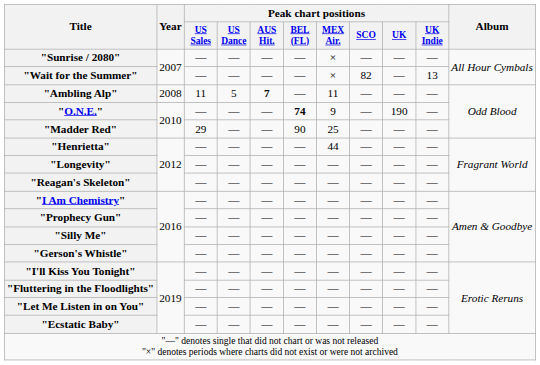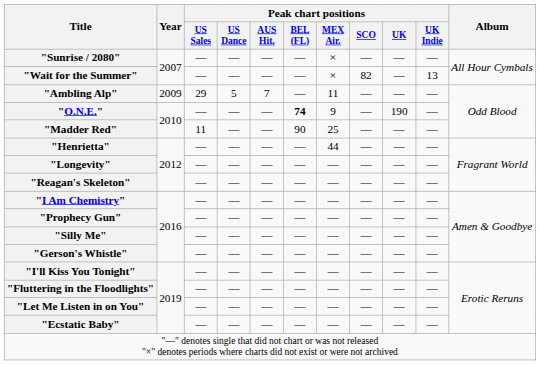(170, 93) 2008 -> (170, 93) 2009
(201, 93) 11 -> (201, 93) 29
(267, 93) bold -> (267, 93) normal
(201, 129) 29 -> (201, 129) 11
